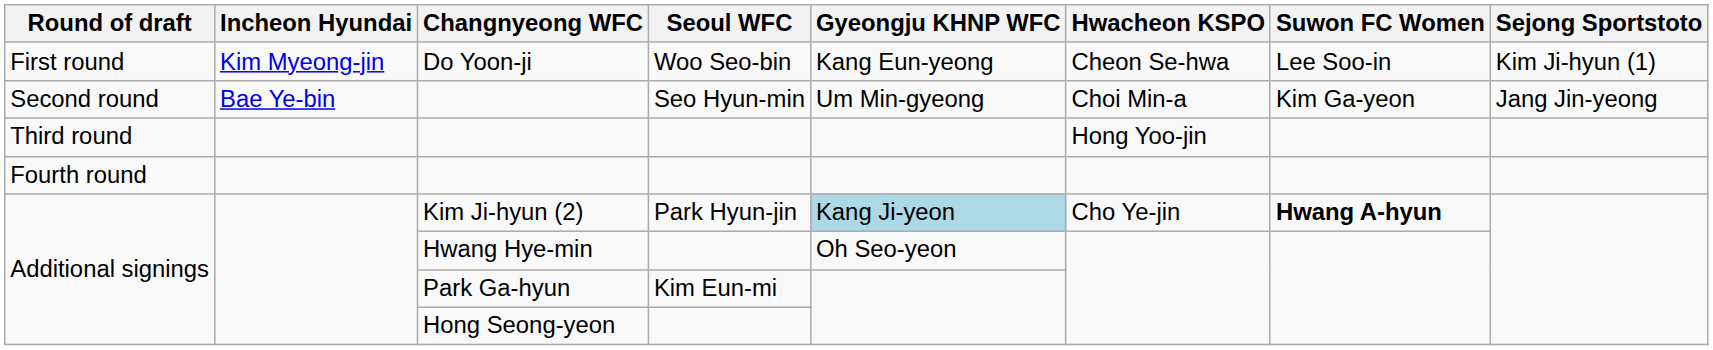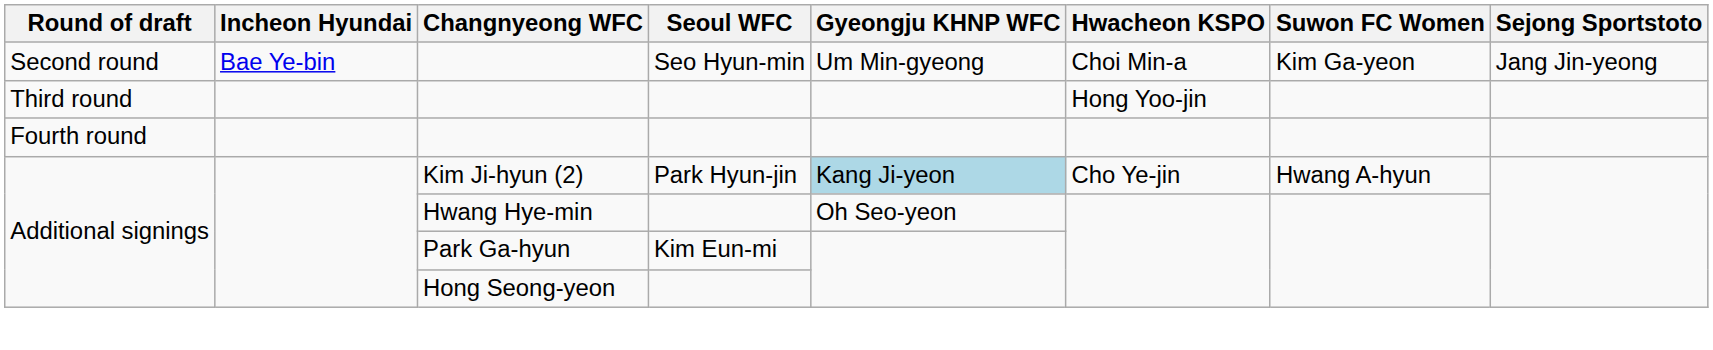- row: (67, 61)
(1359, 212) bold -> (1353, 174) normal
